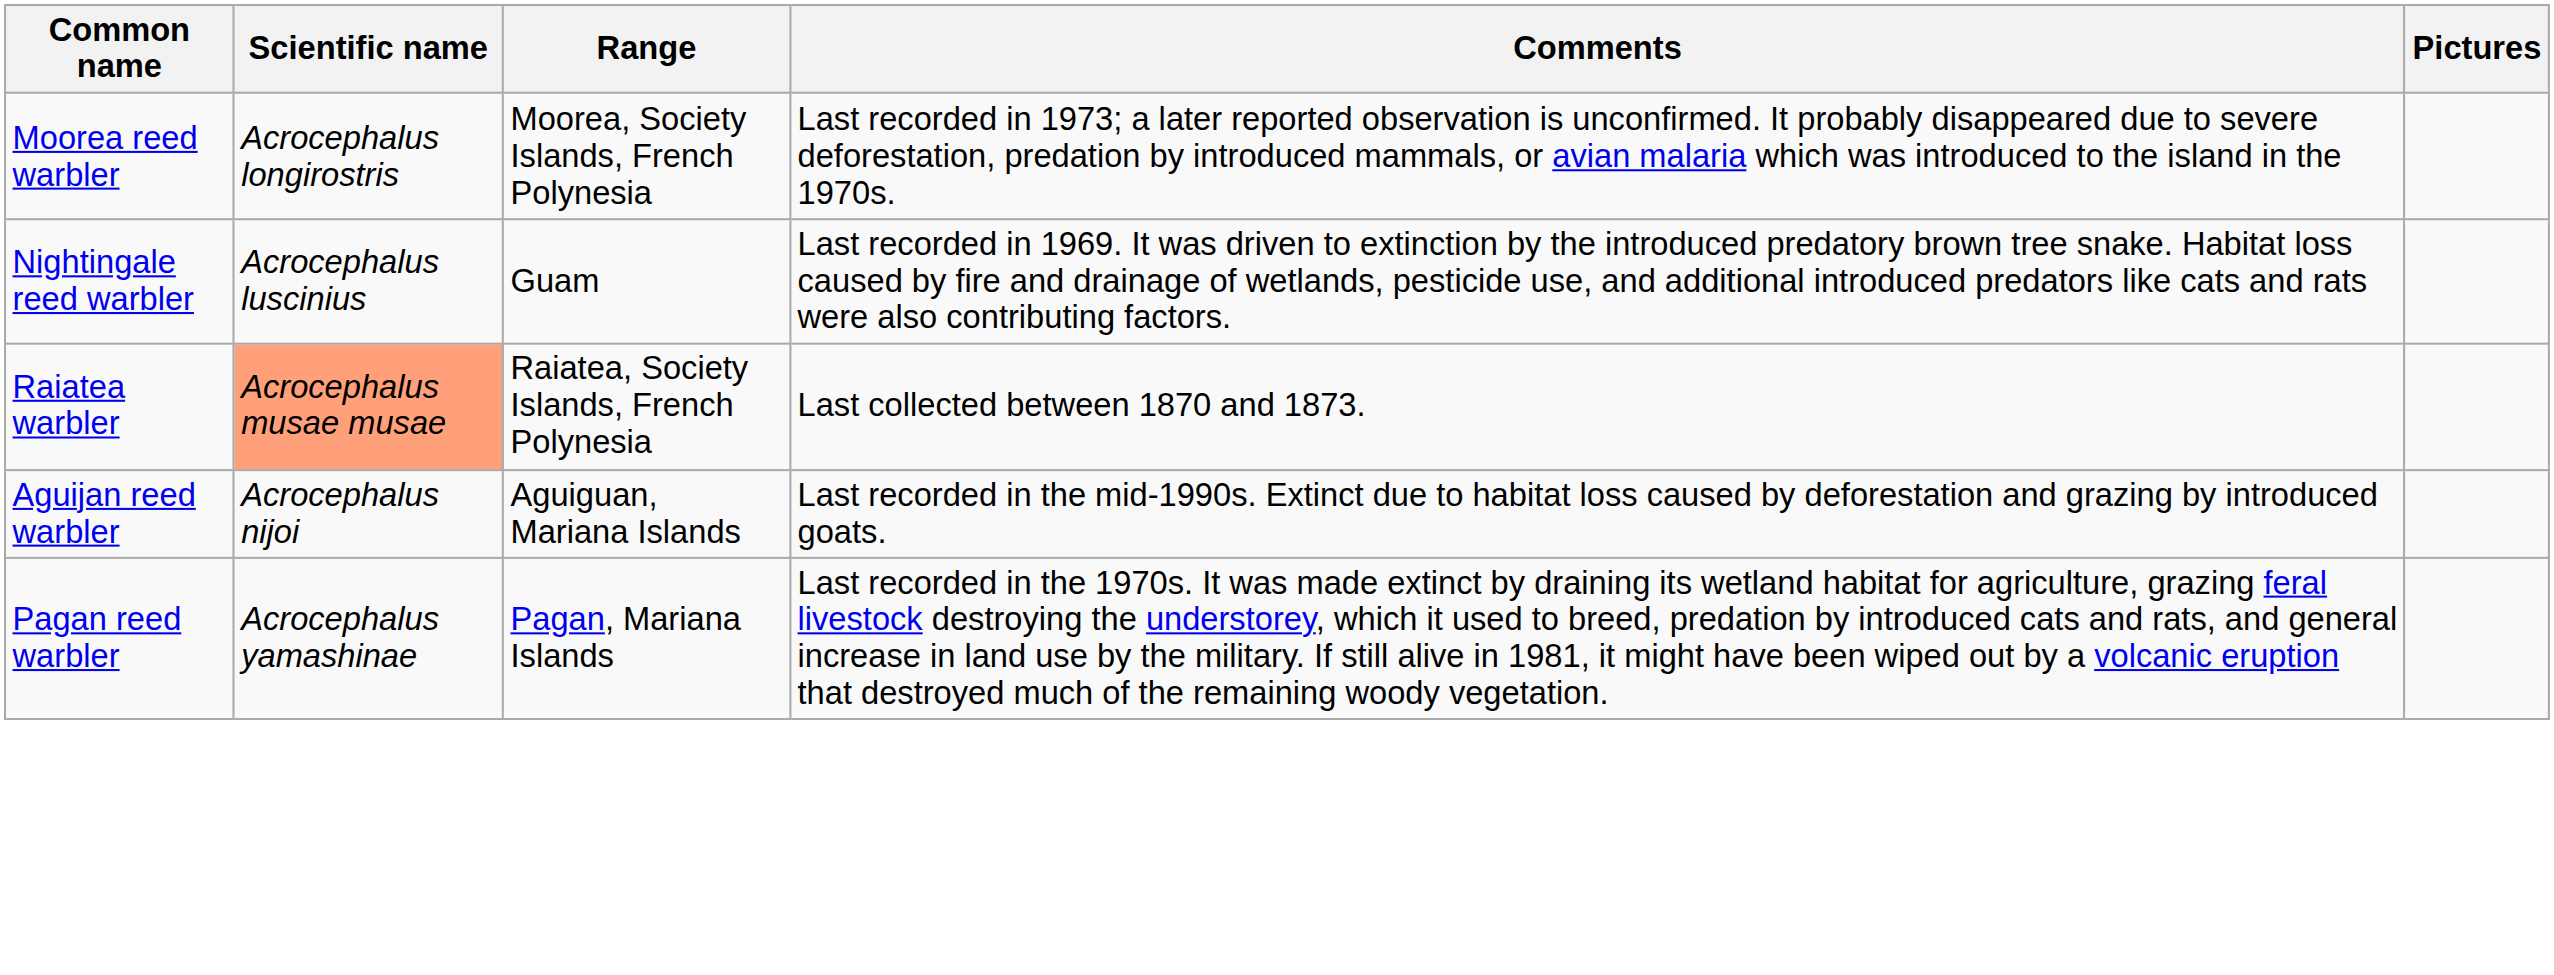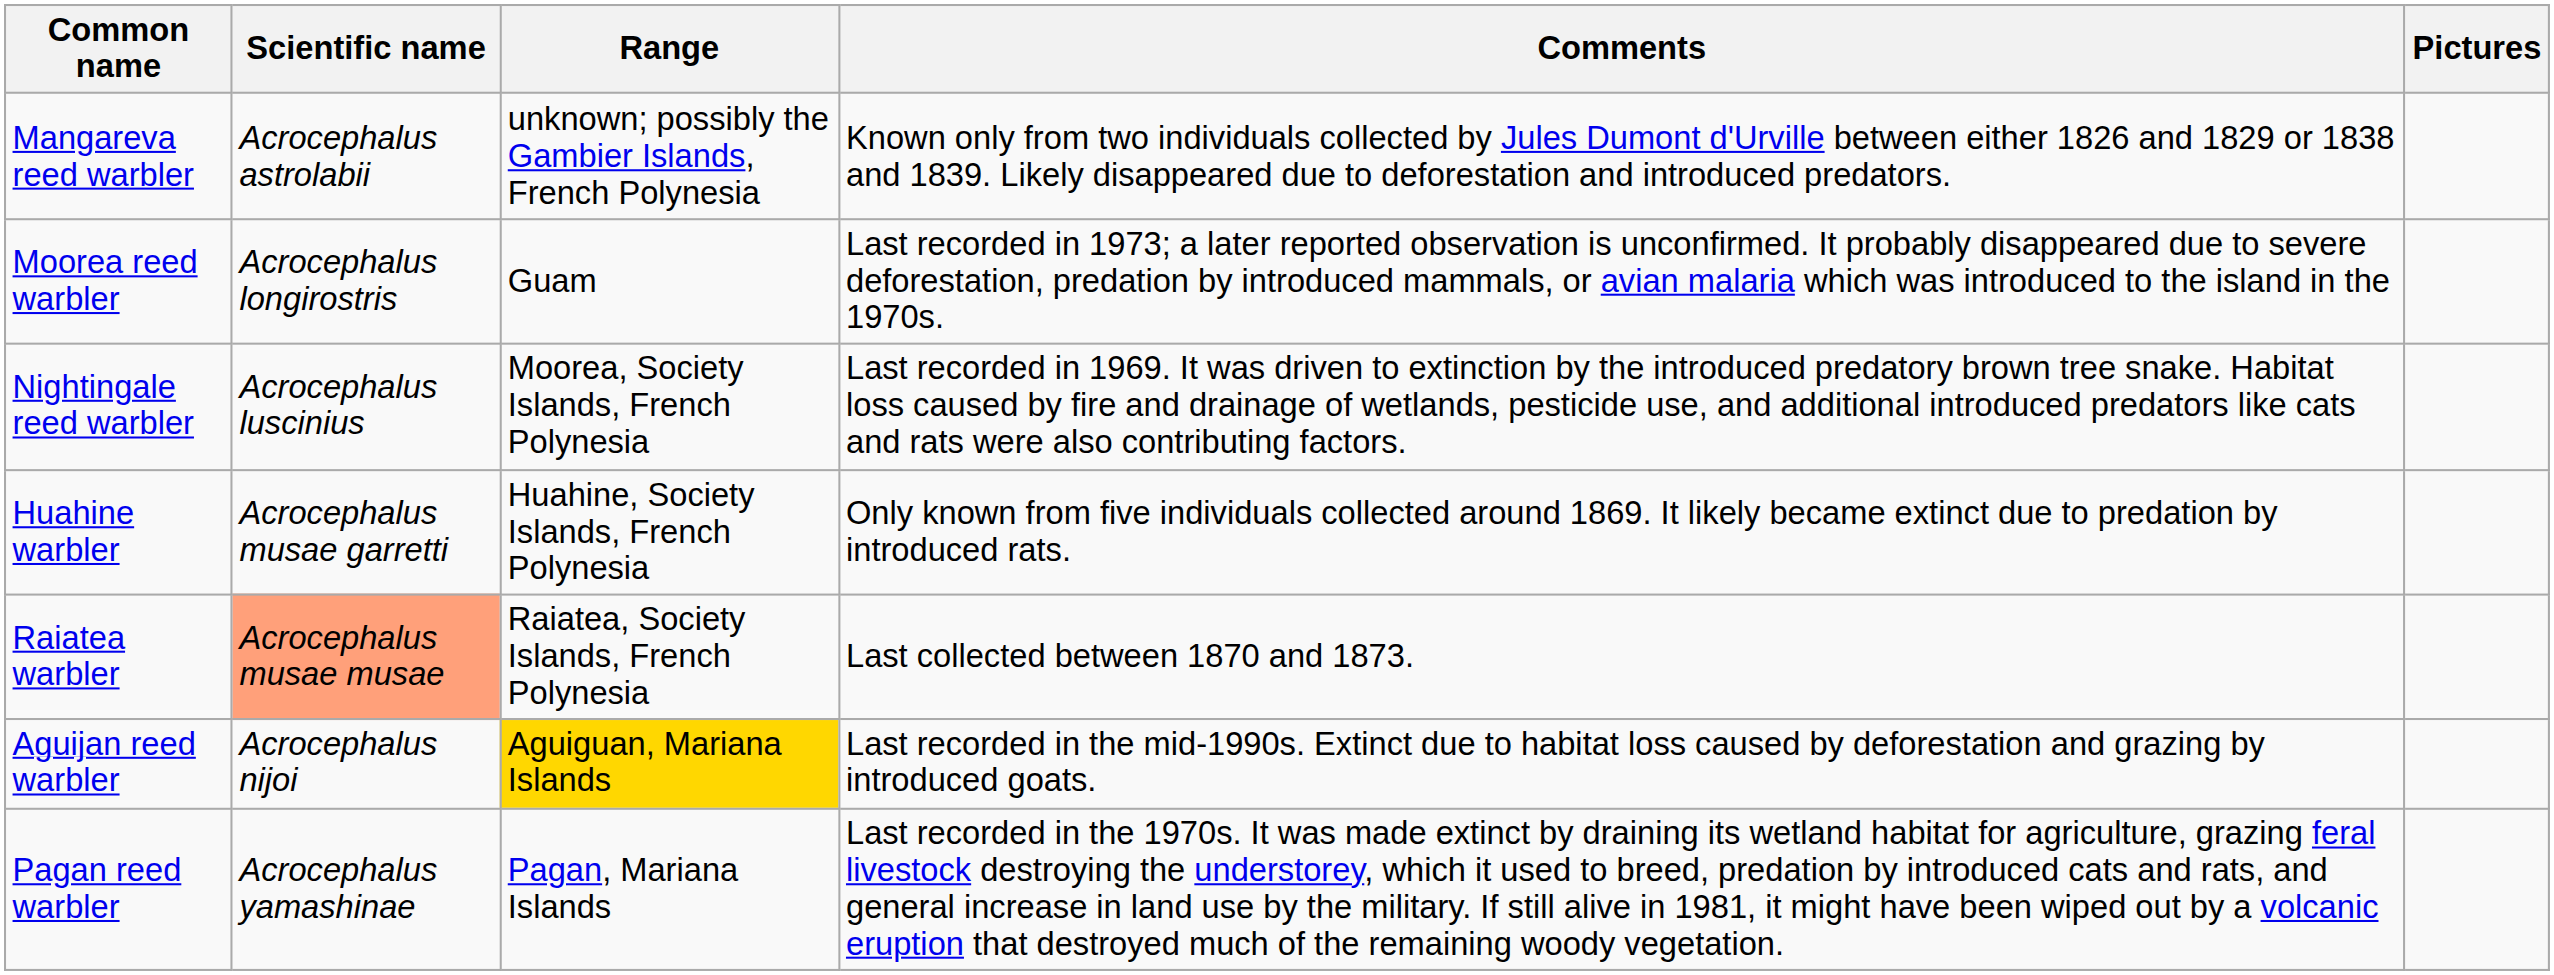+ row: (103, 155)
(628, 155) Moorea, Society Islands, French Polynesia -> (552, 280) Guam
(555, 280) Guam -> (626, 405) Moorea, Society Islands, French Polynesia
+ row: (73, 531)
(626, 512) no background -> (645, 763) gold background
